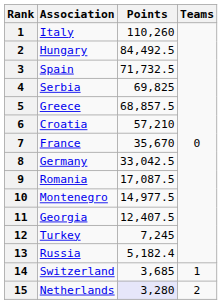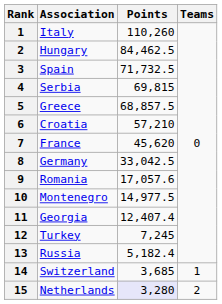(147, 51) 84,492.5 -> (147, 51) 84,462.5
(154, 87) 69,825 -> (154, 87) 69,815
(154, 143) 35,670 -> (154, 143) 45,620
(147, 180) 17,087.5 -> (147, 180) 17,057.6
(147, 216) 12,407.5 -> (147, 216) 12,407.4
